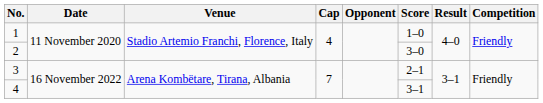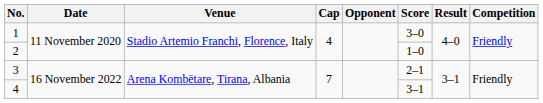(415, 32) 1–0 -> (415, 32) 3–0
(415, 51) 3–0 -> (415, 51) 1–0
